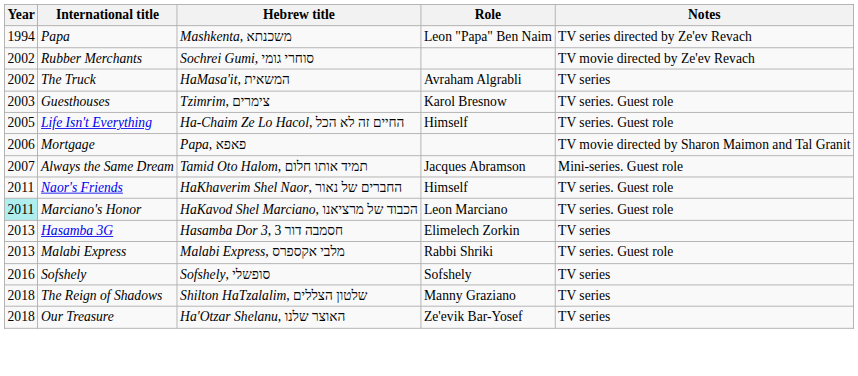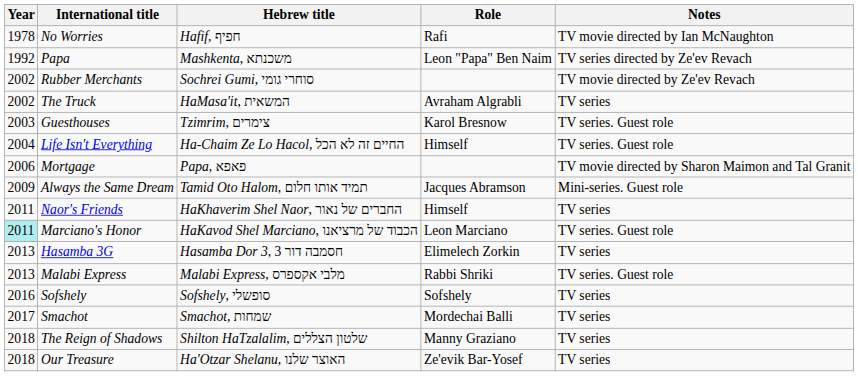+ row: (72, 36)
(21, 36) 1994 -> (21, 58) 1992
(21, 123) 2005 -> (21, 144) 2004
(21, 166) 2007 -> (21, 187) 2009
(616, 187) TV series. Guest role -> (584, 209) TV series
+ row: (64, 317)
